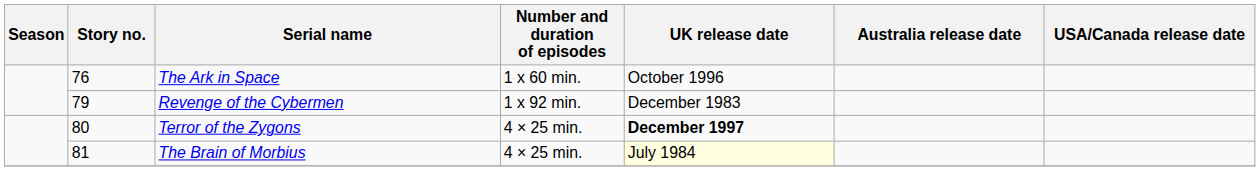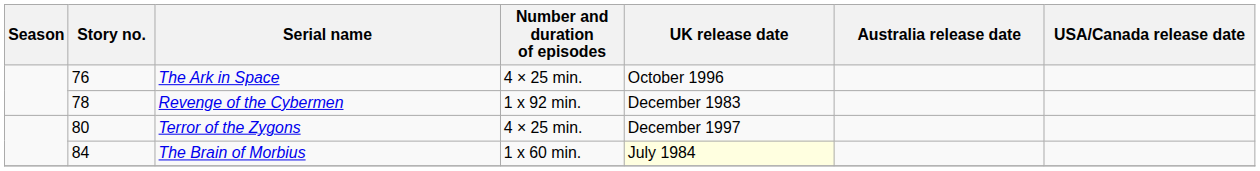(542, 77) 1 x 60 min. -> (543, 77) 4 × 25 min.
(81, 102) 79 -> (81, 102) 78
(686, 128) bold -> (684, 128) normal
(81, 153) 81 -> (81, 153) 84
(543, 153) 4 × 25 min. -> (542, 153) 1 x 60 min.
